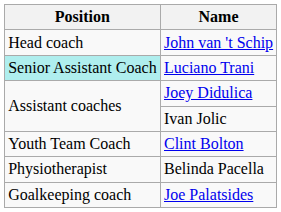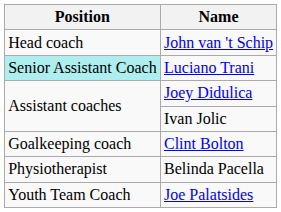(69, 144) Youth Team Coach -> (70, 144) Goalkeeping coach
(70, 194) Goalkeeping coach -> (69, 194) Youth Team Coach
